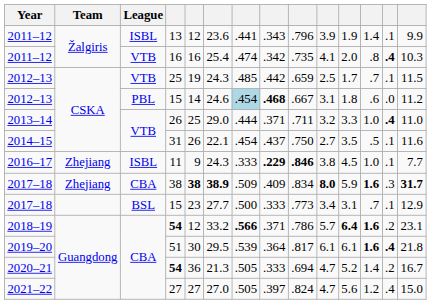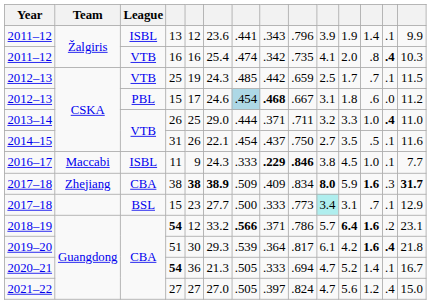(194, 99) 14 -> (194, 99) 17
(88, 162) Zhejiang -> (88, 162) Maccabi
(327, 204) no background -> (327, 204) paleturquoise background
(218, 246) 29.5 -> (218, 246) 29.3
(349, 246) 6.1 -> (349, 246) 4.2
(390, 267) .2 -> (390, 267) .1
